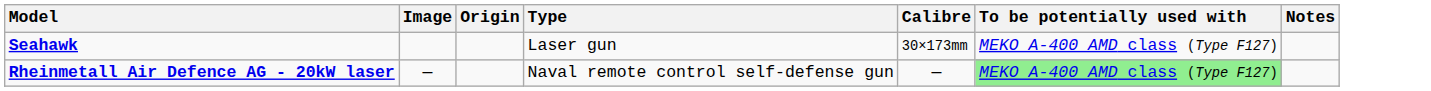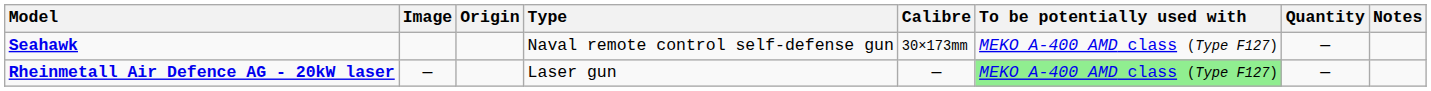+ column: (1325, 18)
(572, 46) Laser gun -> (711, 46) Naval remote control self-defense gun
(711, 73) Naval remote control self-defense gun -> (572, 73) Laser gun
